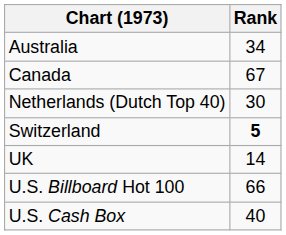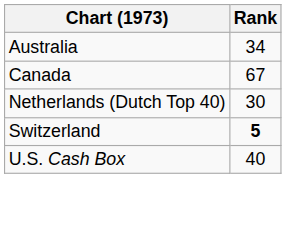- row: (21, 159)
- row: (97, 187)
